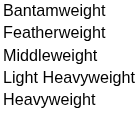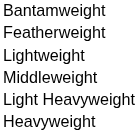+ row: (44, 55)
